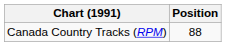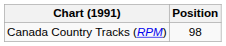(195, 32) 88 -> (195, 32) 98
